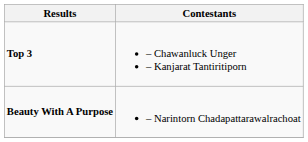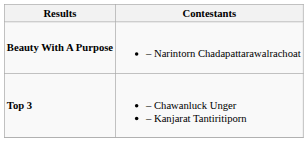rows swapped: (60, 111) <-> (19, 54)
